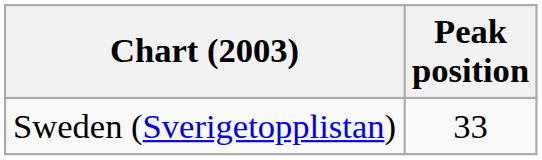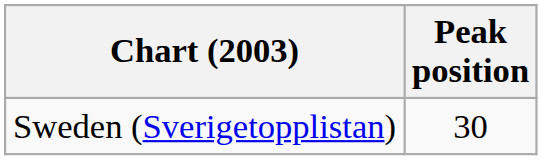(471, 125) 33 -> (471, 125) 30
